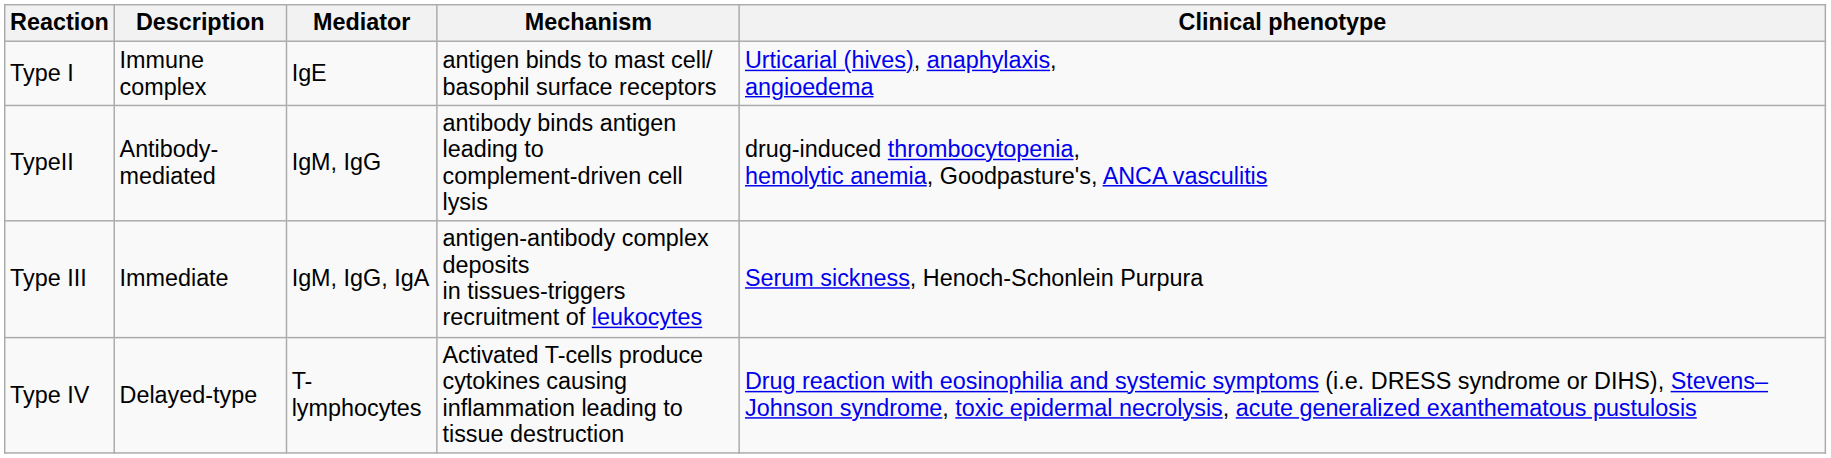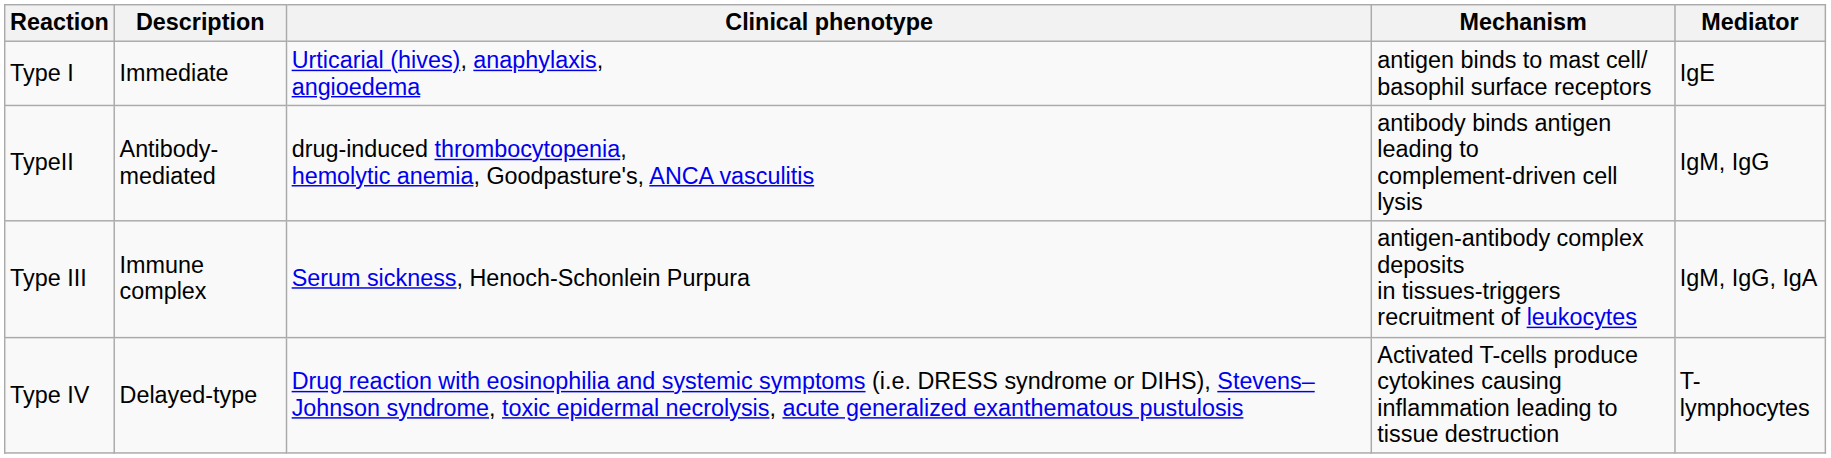columns swapped: (362, 23) <-> (1282, 23)
(163, 73) Immune complex -> (174, 73) Immediate
(174, 278) Immediate -> (163, 278) Immune complex
